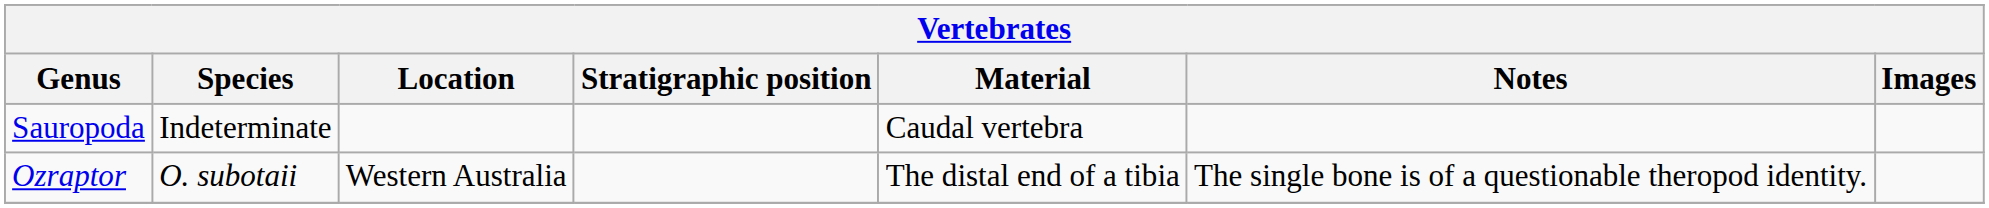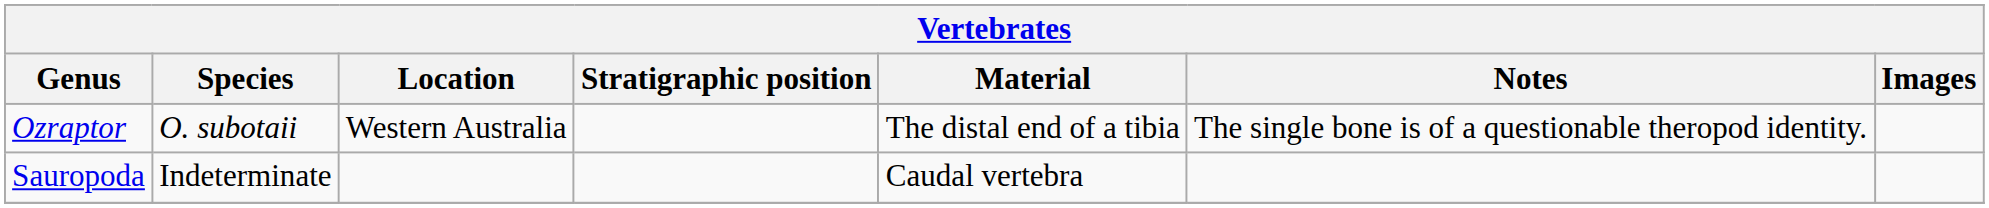rows swapped: (69, 176) <-> (79, 127)
